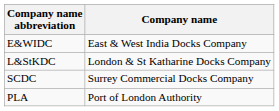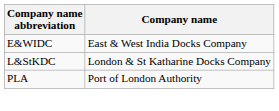- row: (22, 79)
